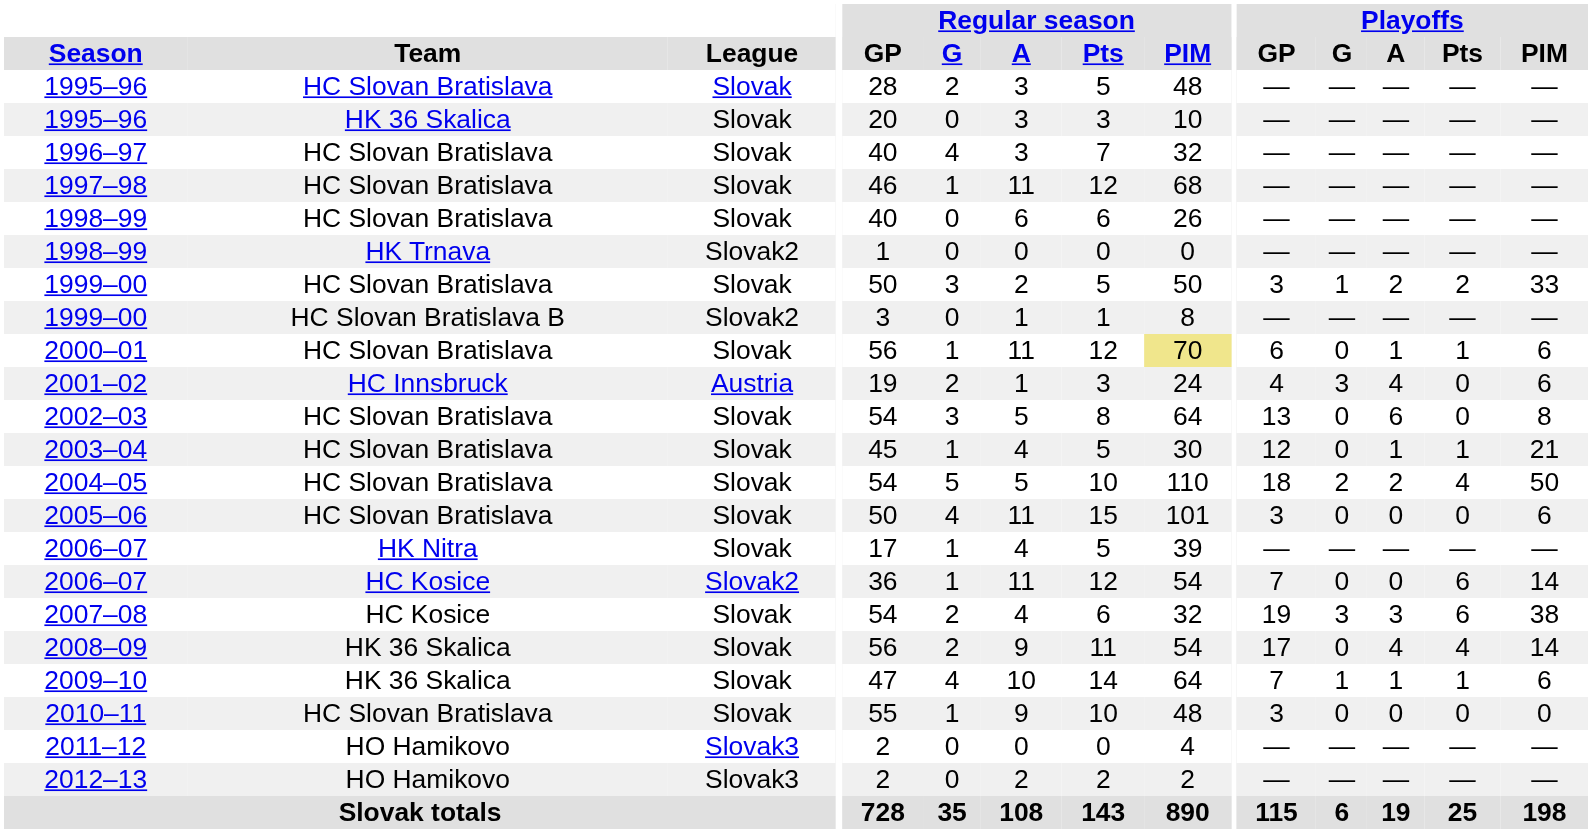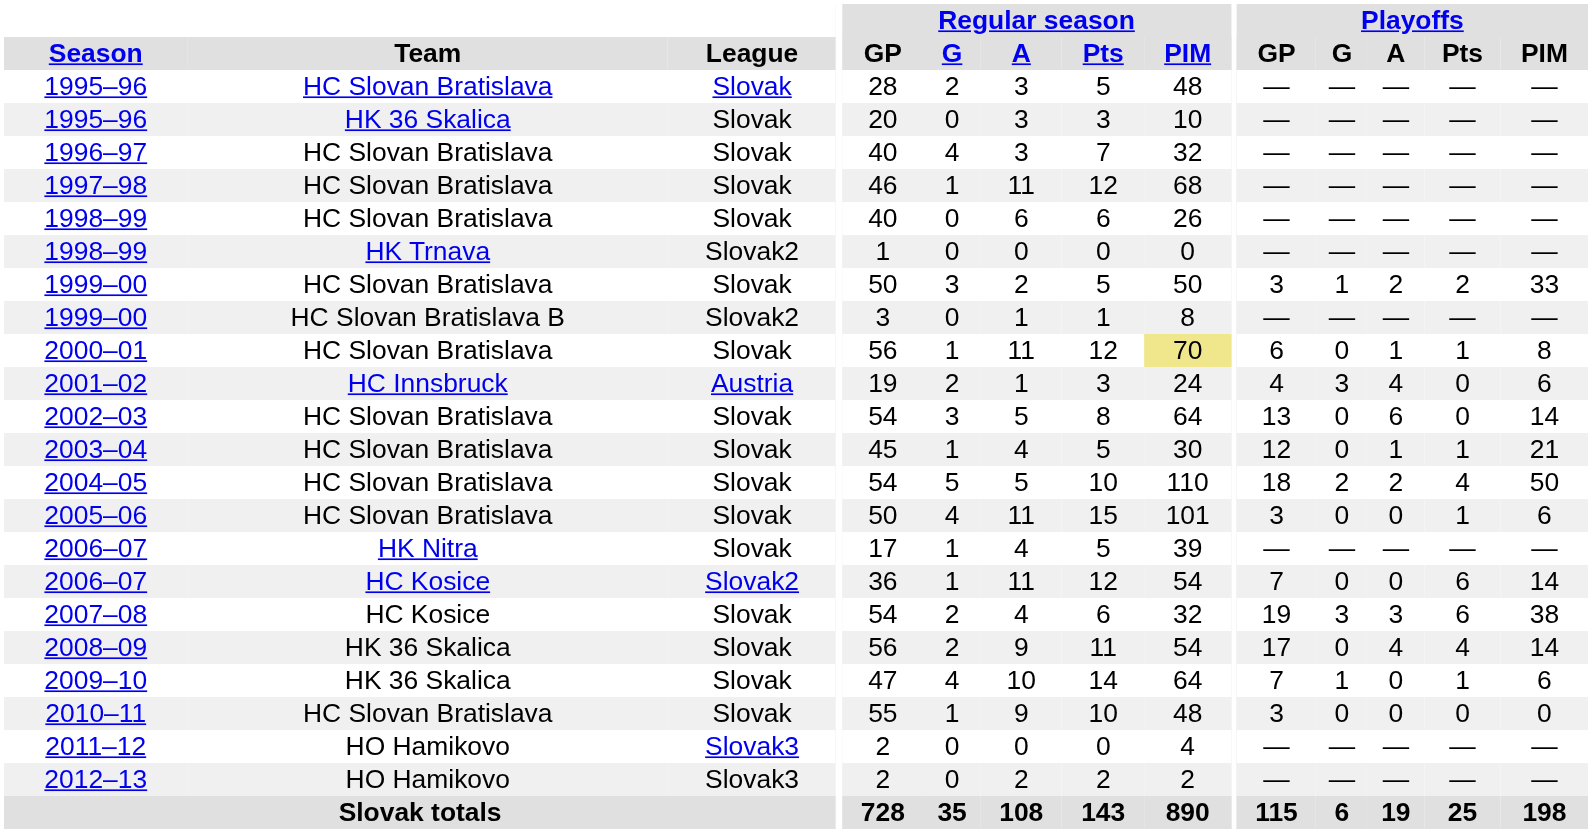(1544, 350) 6 -> (1544, 350) 8
(1544, 416) 8 -> (1544, 416) 14
(1462, 515) 0 -> (1462, 515) 1
(1396, 680) 1 -> (1396, 680) 0
